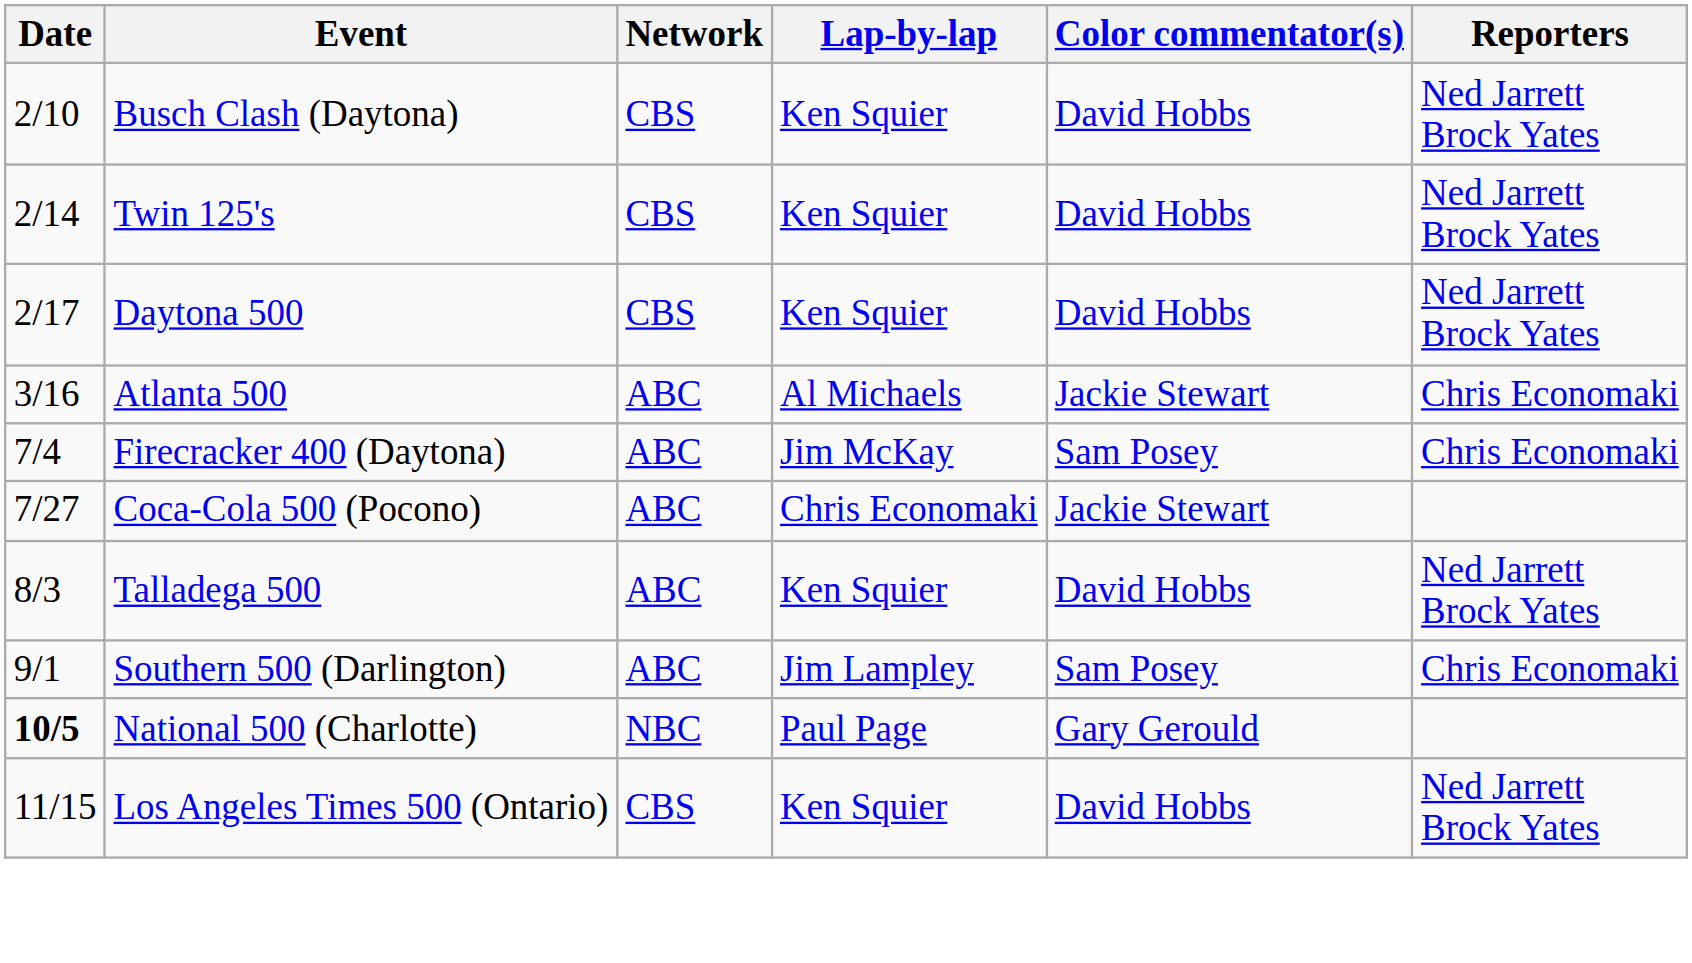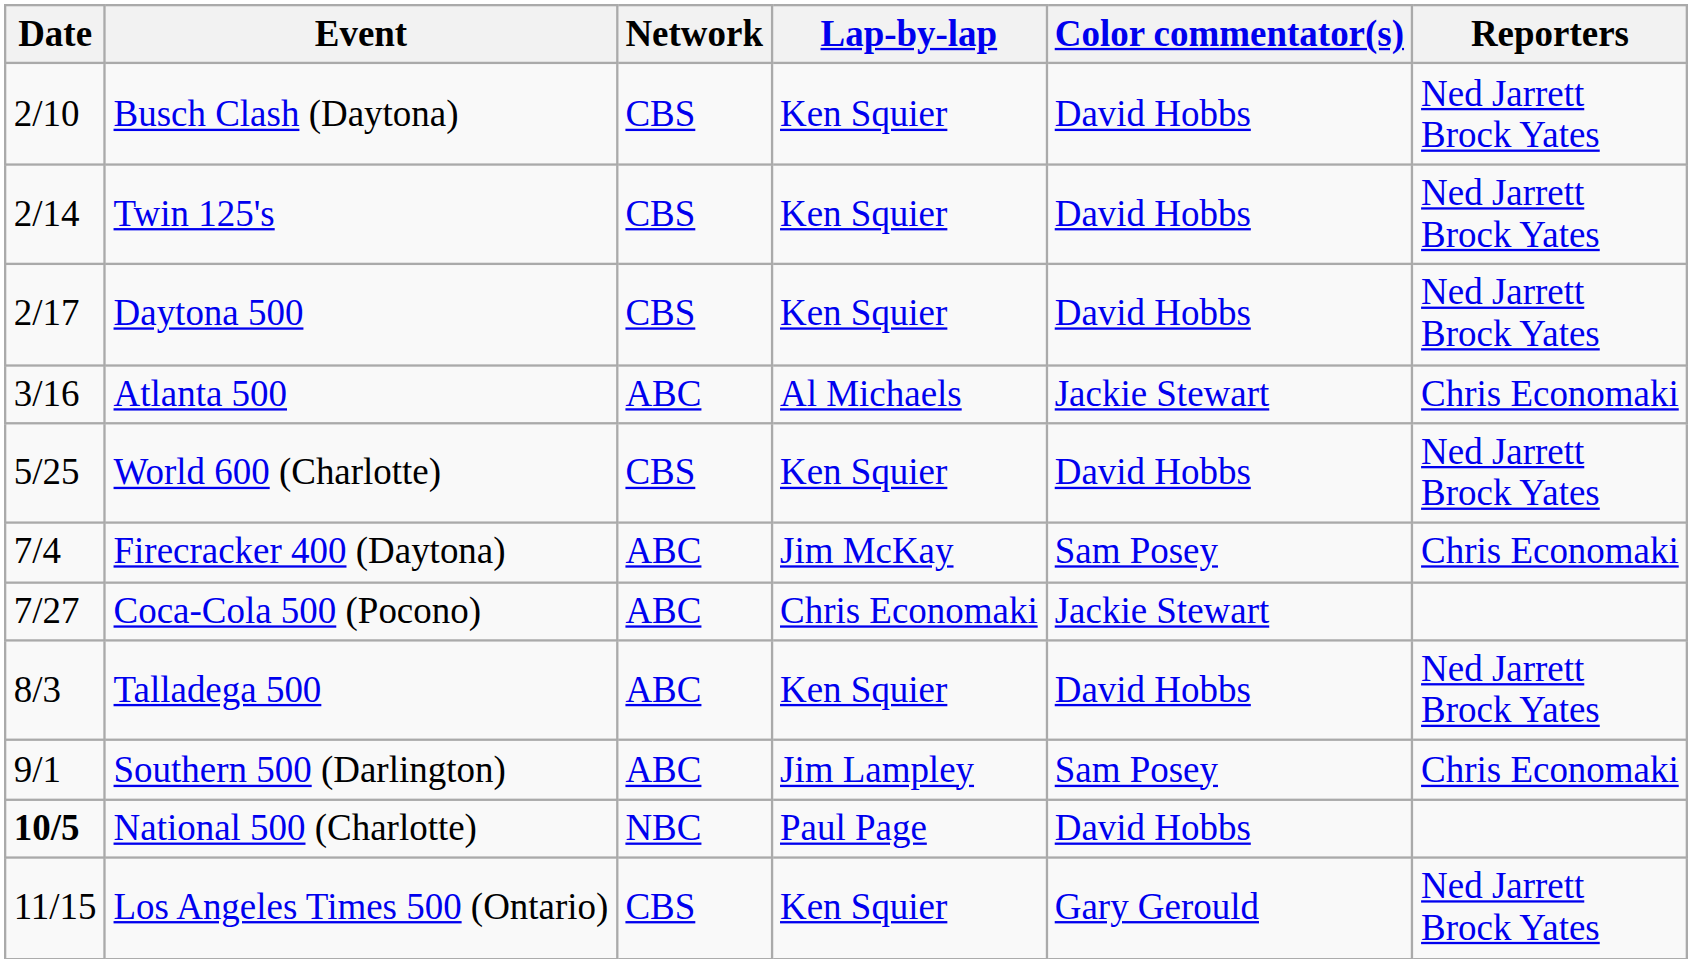+ row: (277, 472)
(1157, 727) Gary Gerould -> (1153, 827) David Hobbs
(1153, 807) David Hobbs -> (1157, 907) Gary Gerould
